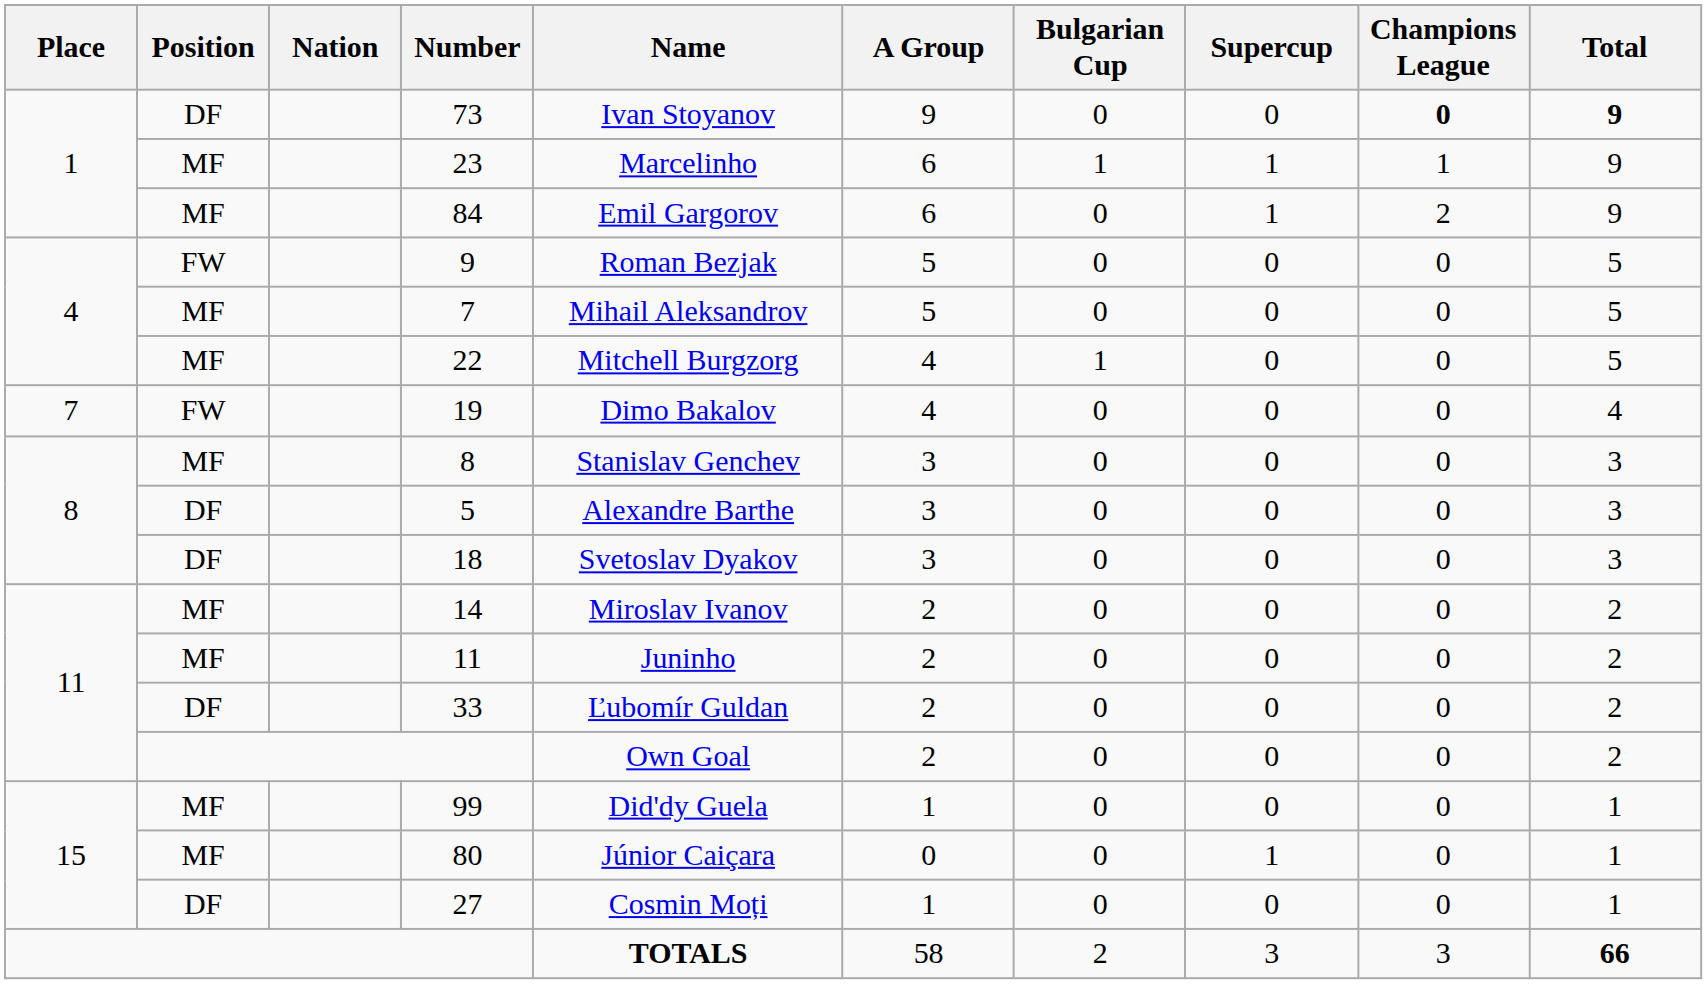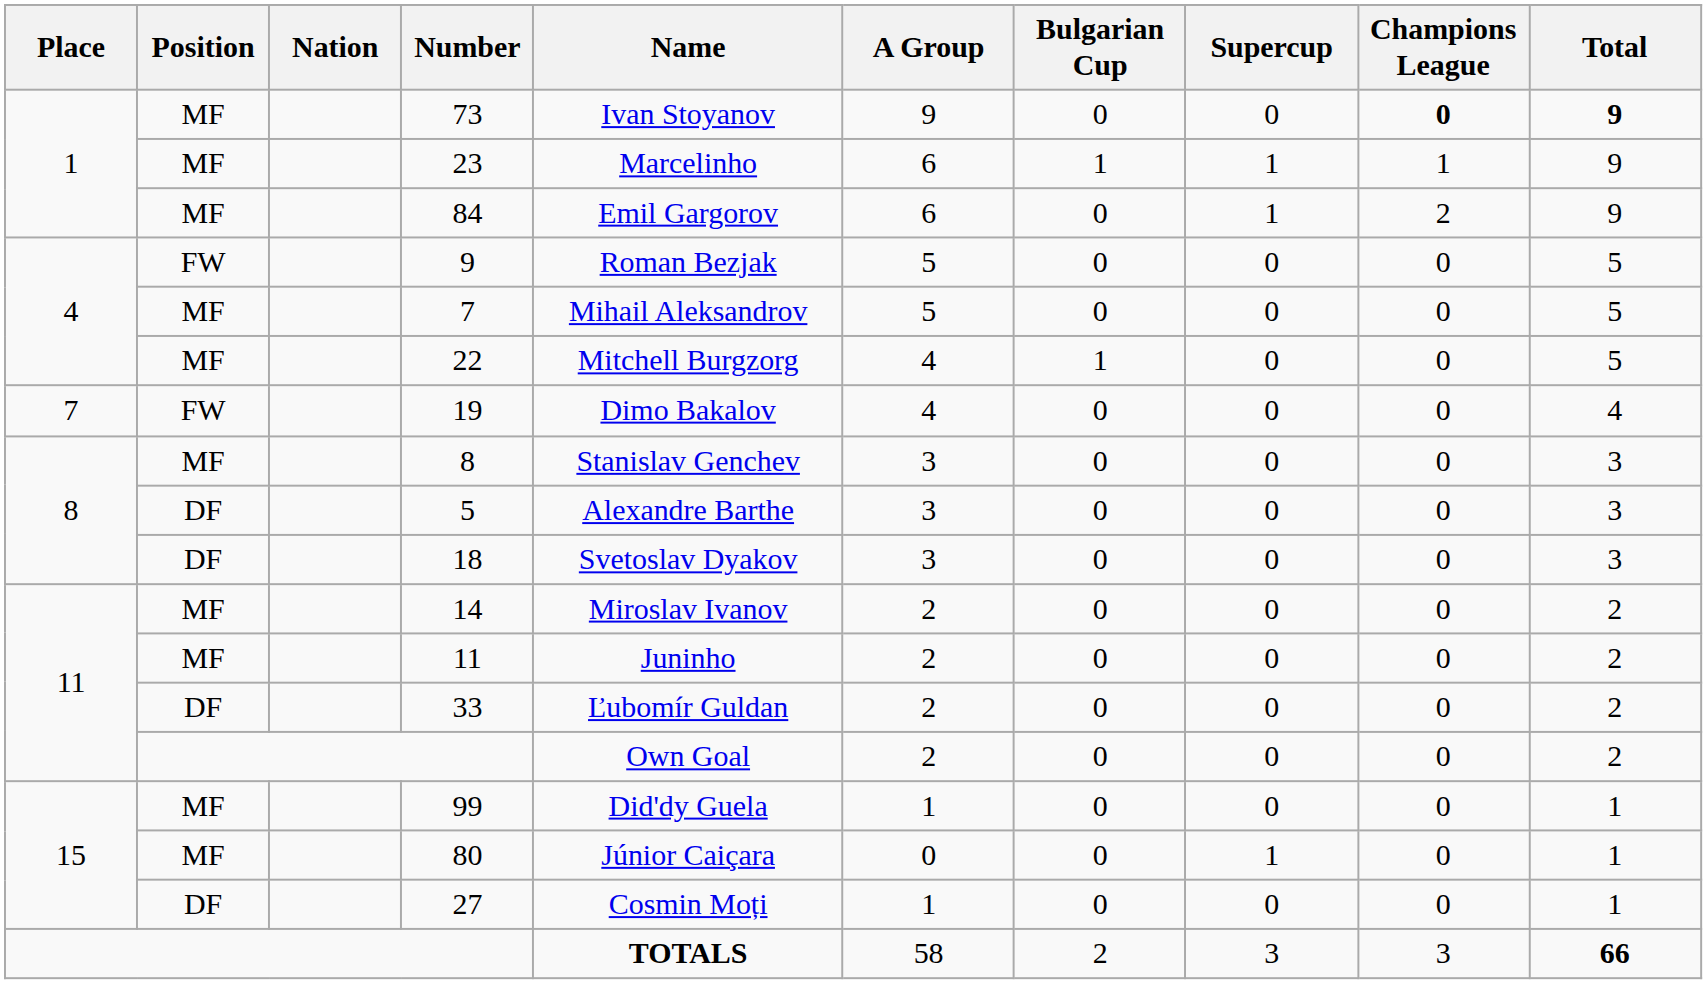(203, 114) DF -> (203, 114) MF
